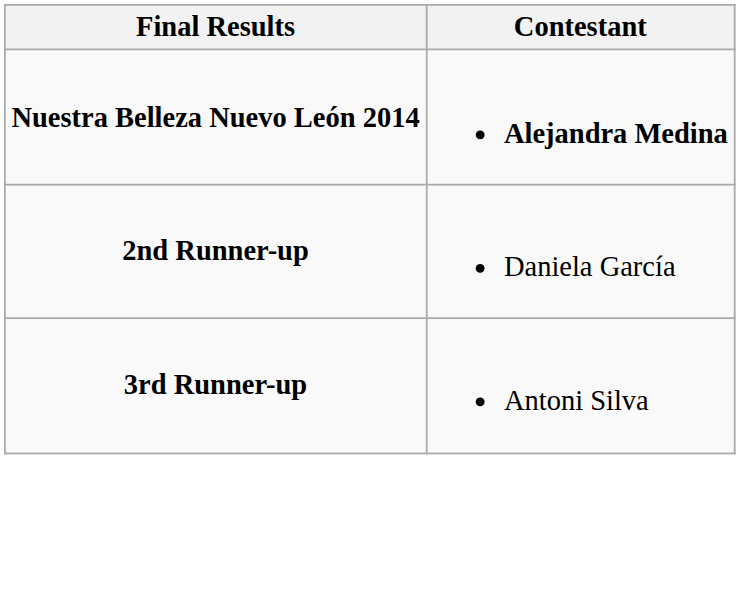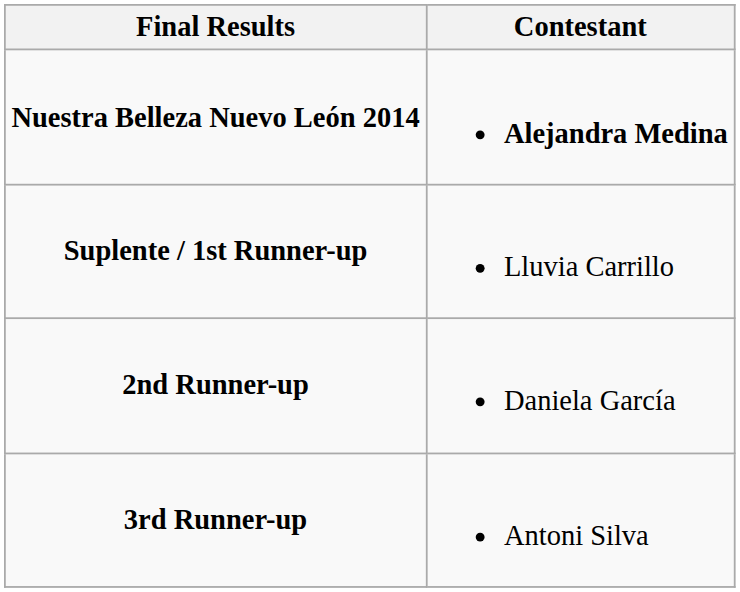+ row: (216, 250)
